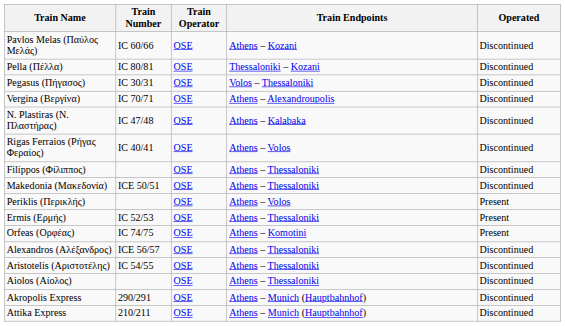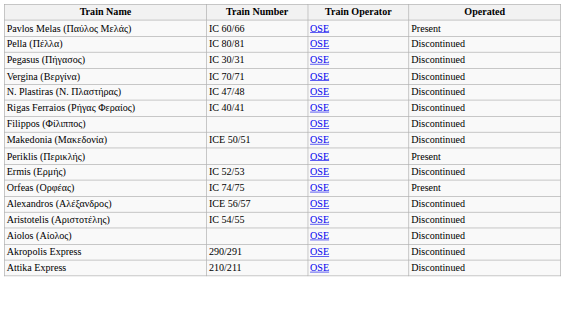- column: (352, 18)
(506, 45) Discontinued -> (426, 28) Present
(494, 217) Present -> (438, 172) Discontinued
